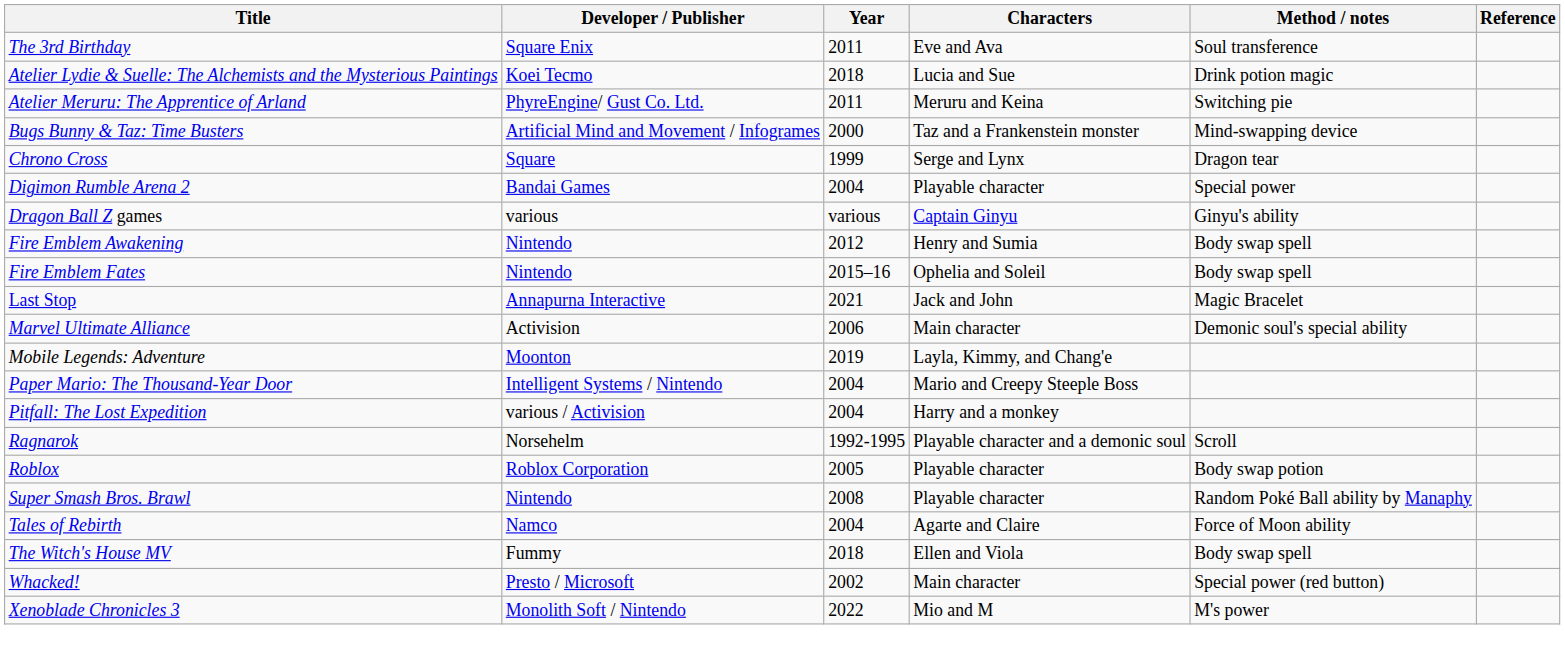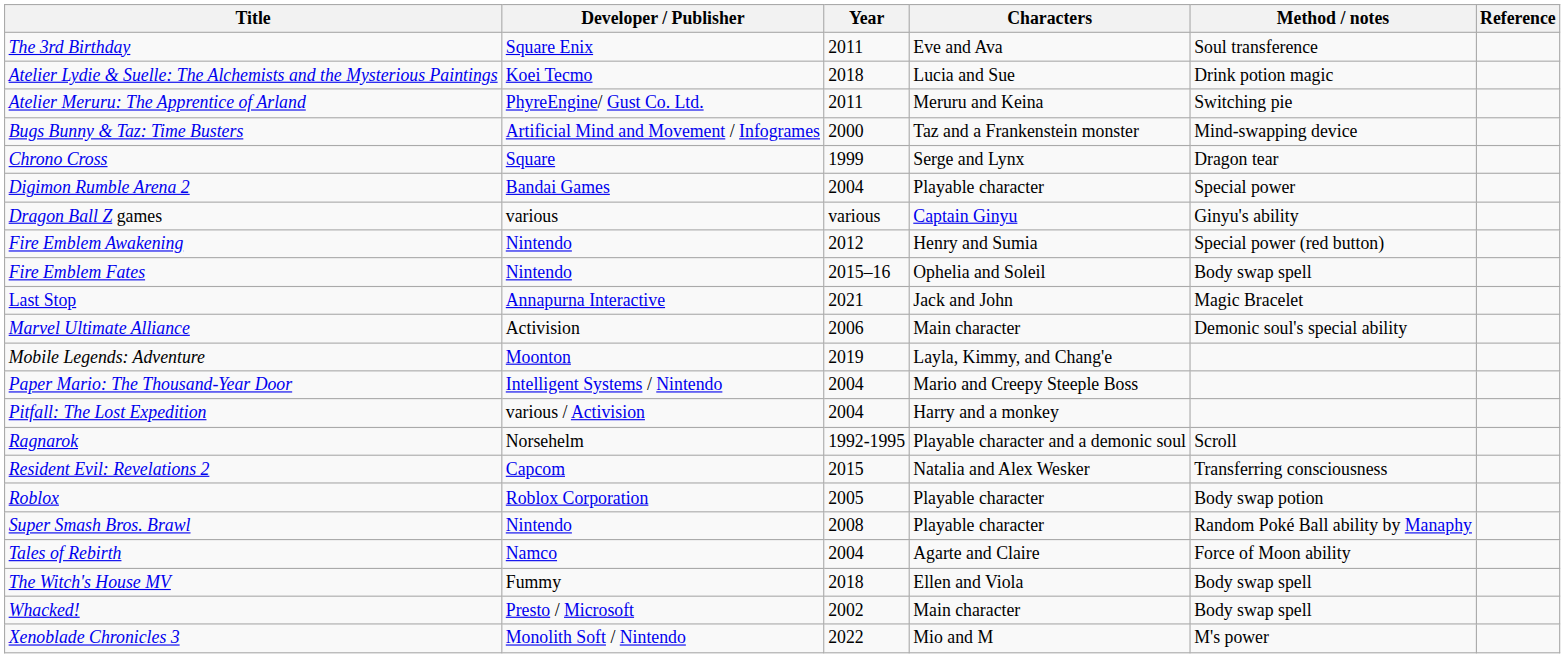(1253, 243) Body swap spell -> (1289, 243) Special power (red button)
+ row: (109, 469)
(1289, 581) Special power (red button) -> (1253, 610) Body swap spell
